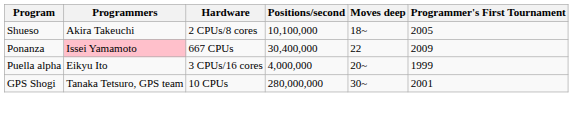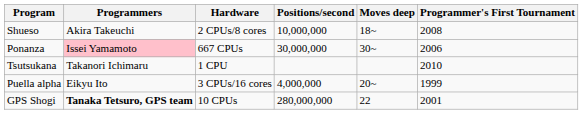(293, 30) 10,100,000 -> (302, 30) 10,000,000
(422, 30) 2005 -> (431, 30) 2008
(293, 48) 30,400,000 -> (302, 48) 30,000,000
(356, 48) 22 -> (368, 48) 30~
(422, 48) 2009 -> (431, 48) 2006
+ row: (32, 65)
(125, 83) normal -> (129, 100) bold
(359, 83) 30~ -> (365, 100) 22
